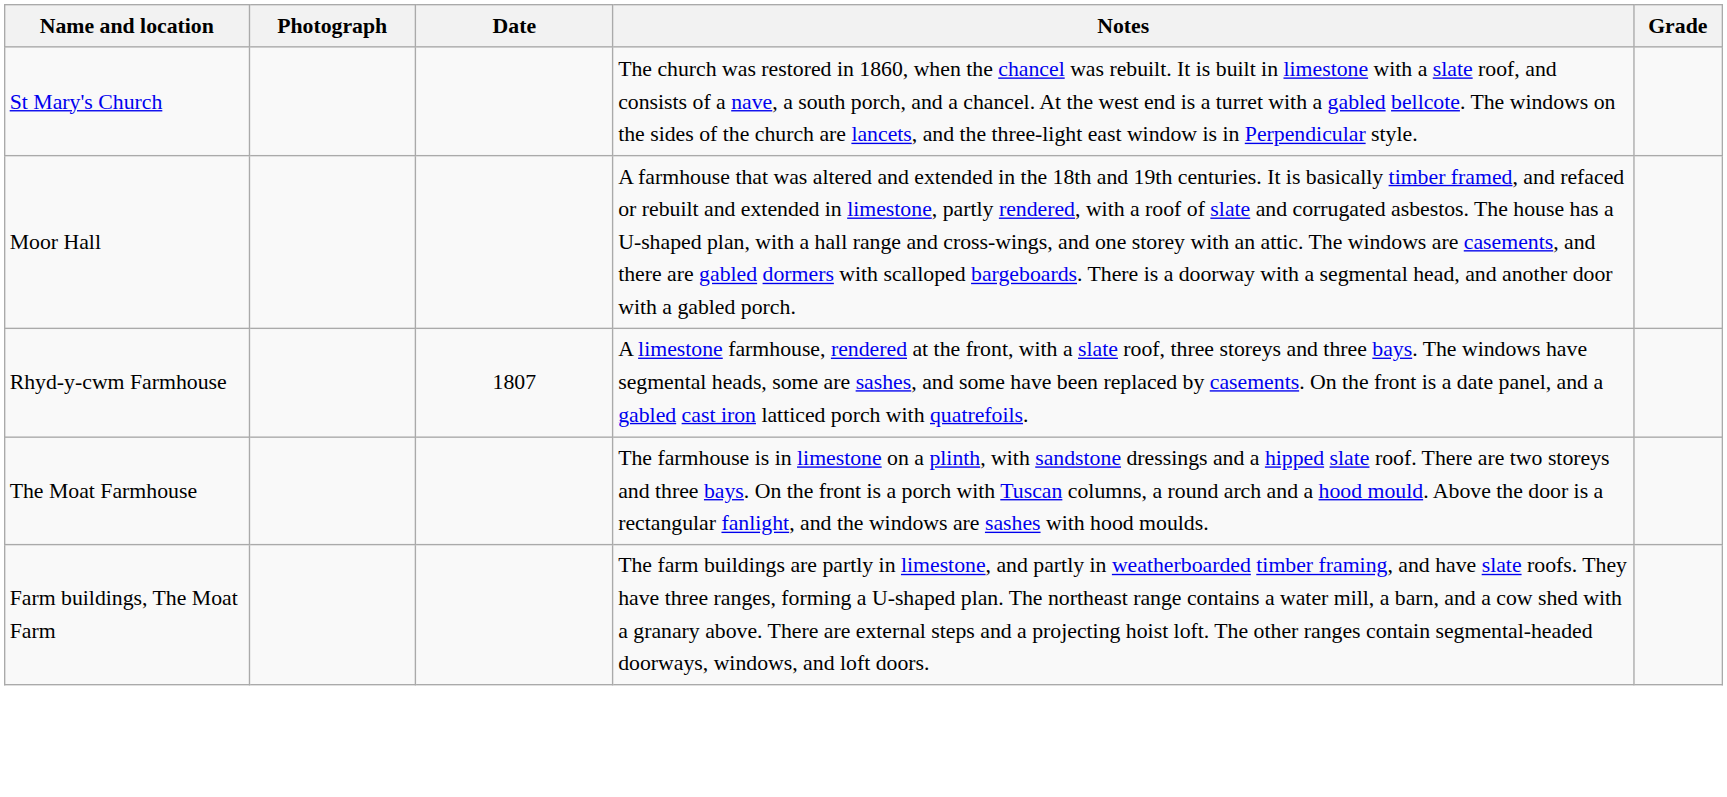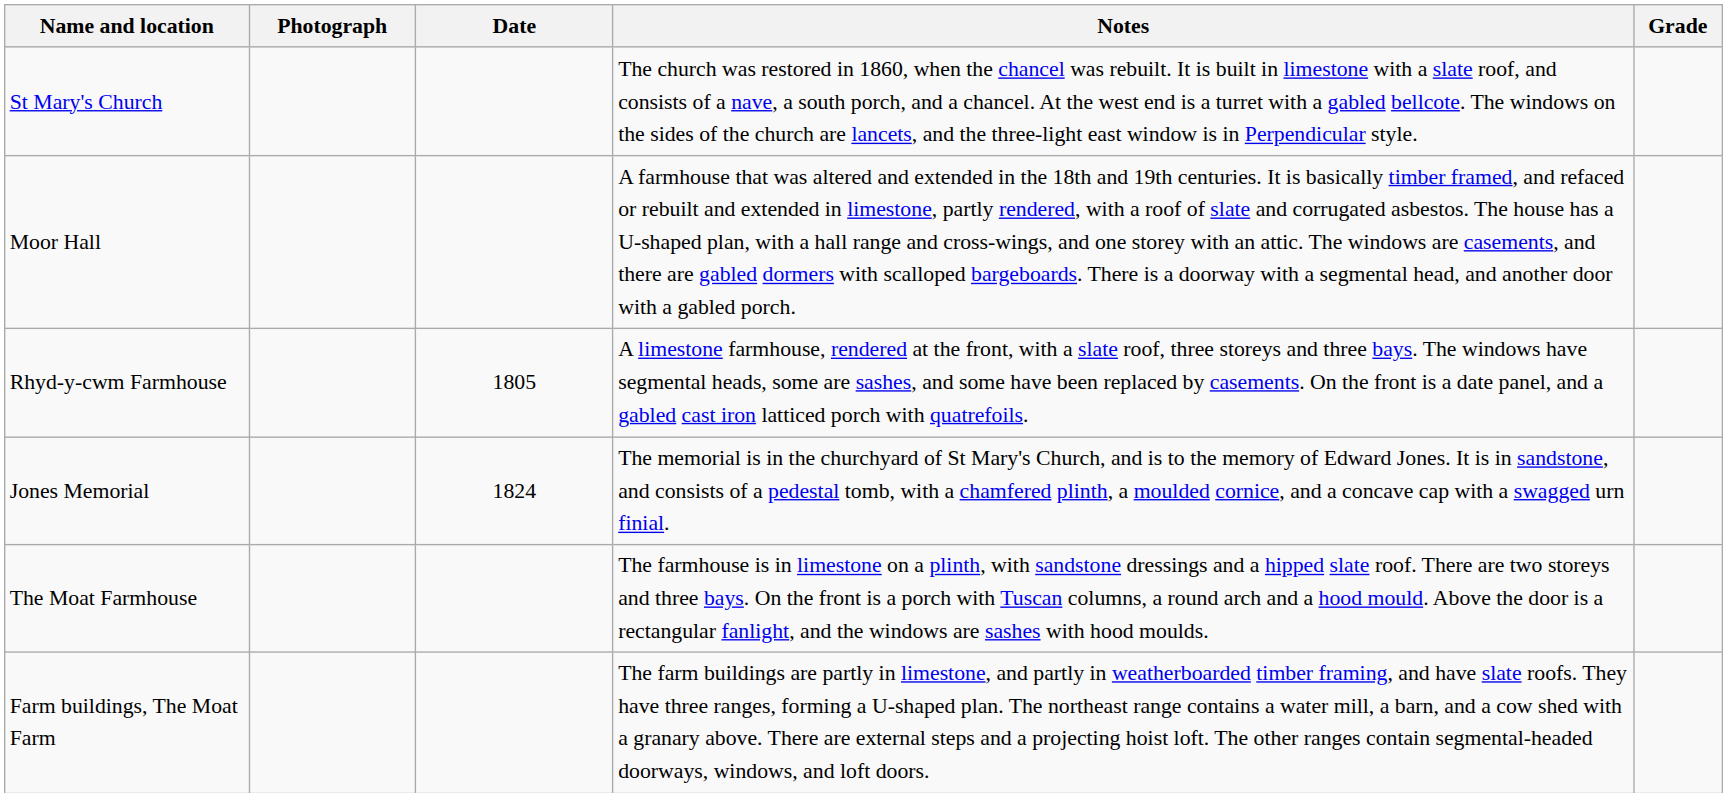(514, 382) 1807 -> (514, 382) 1805
+ row: (80, 490)
